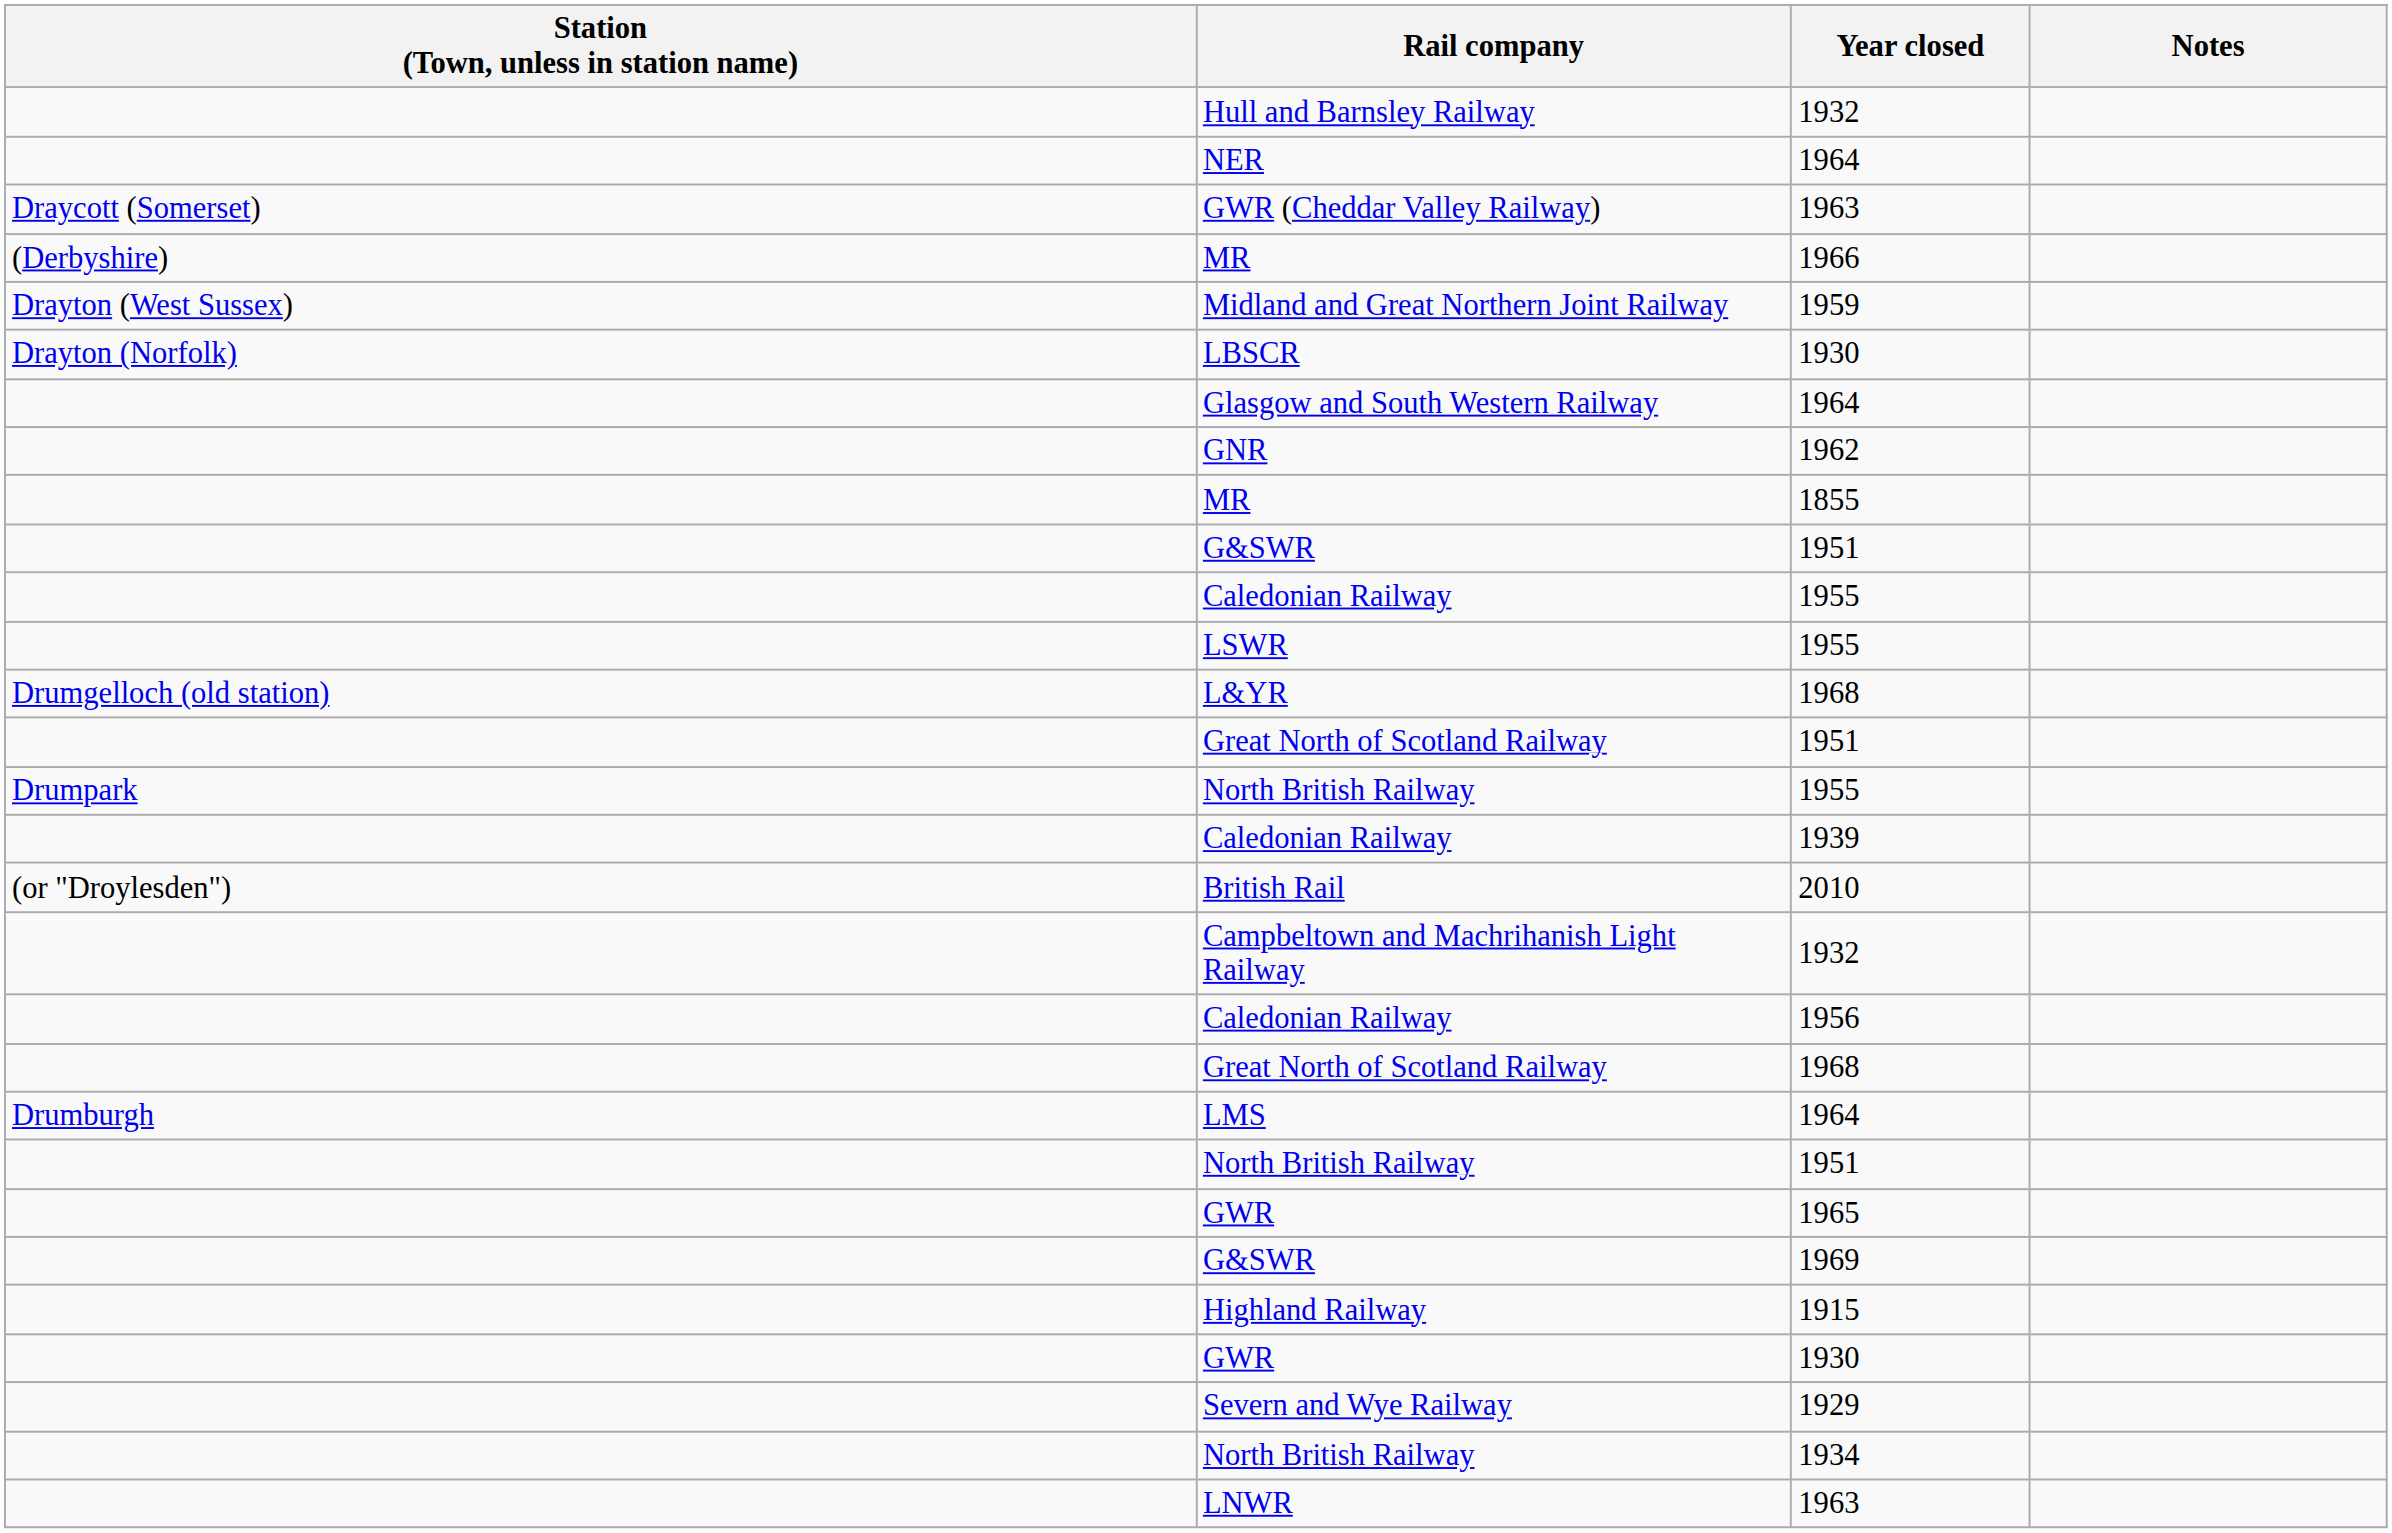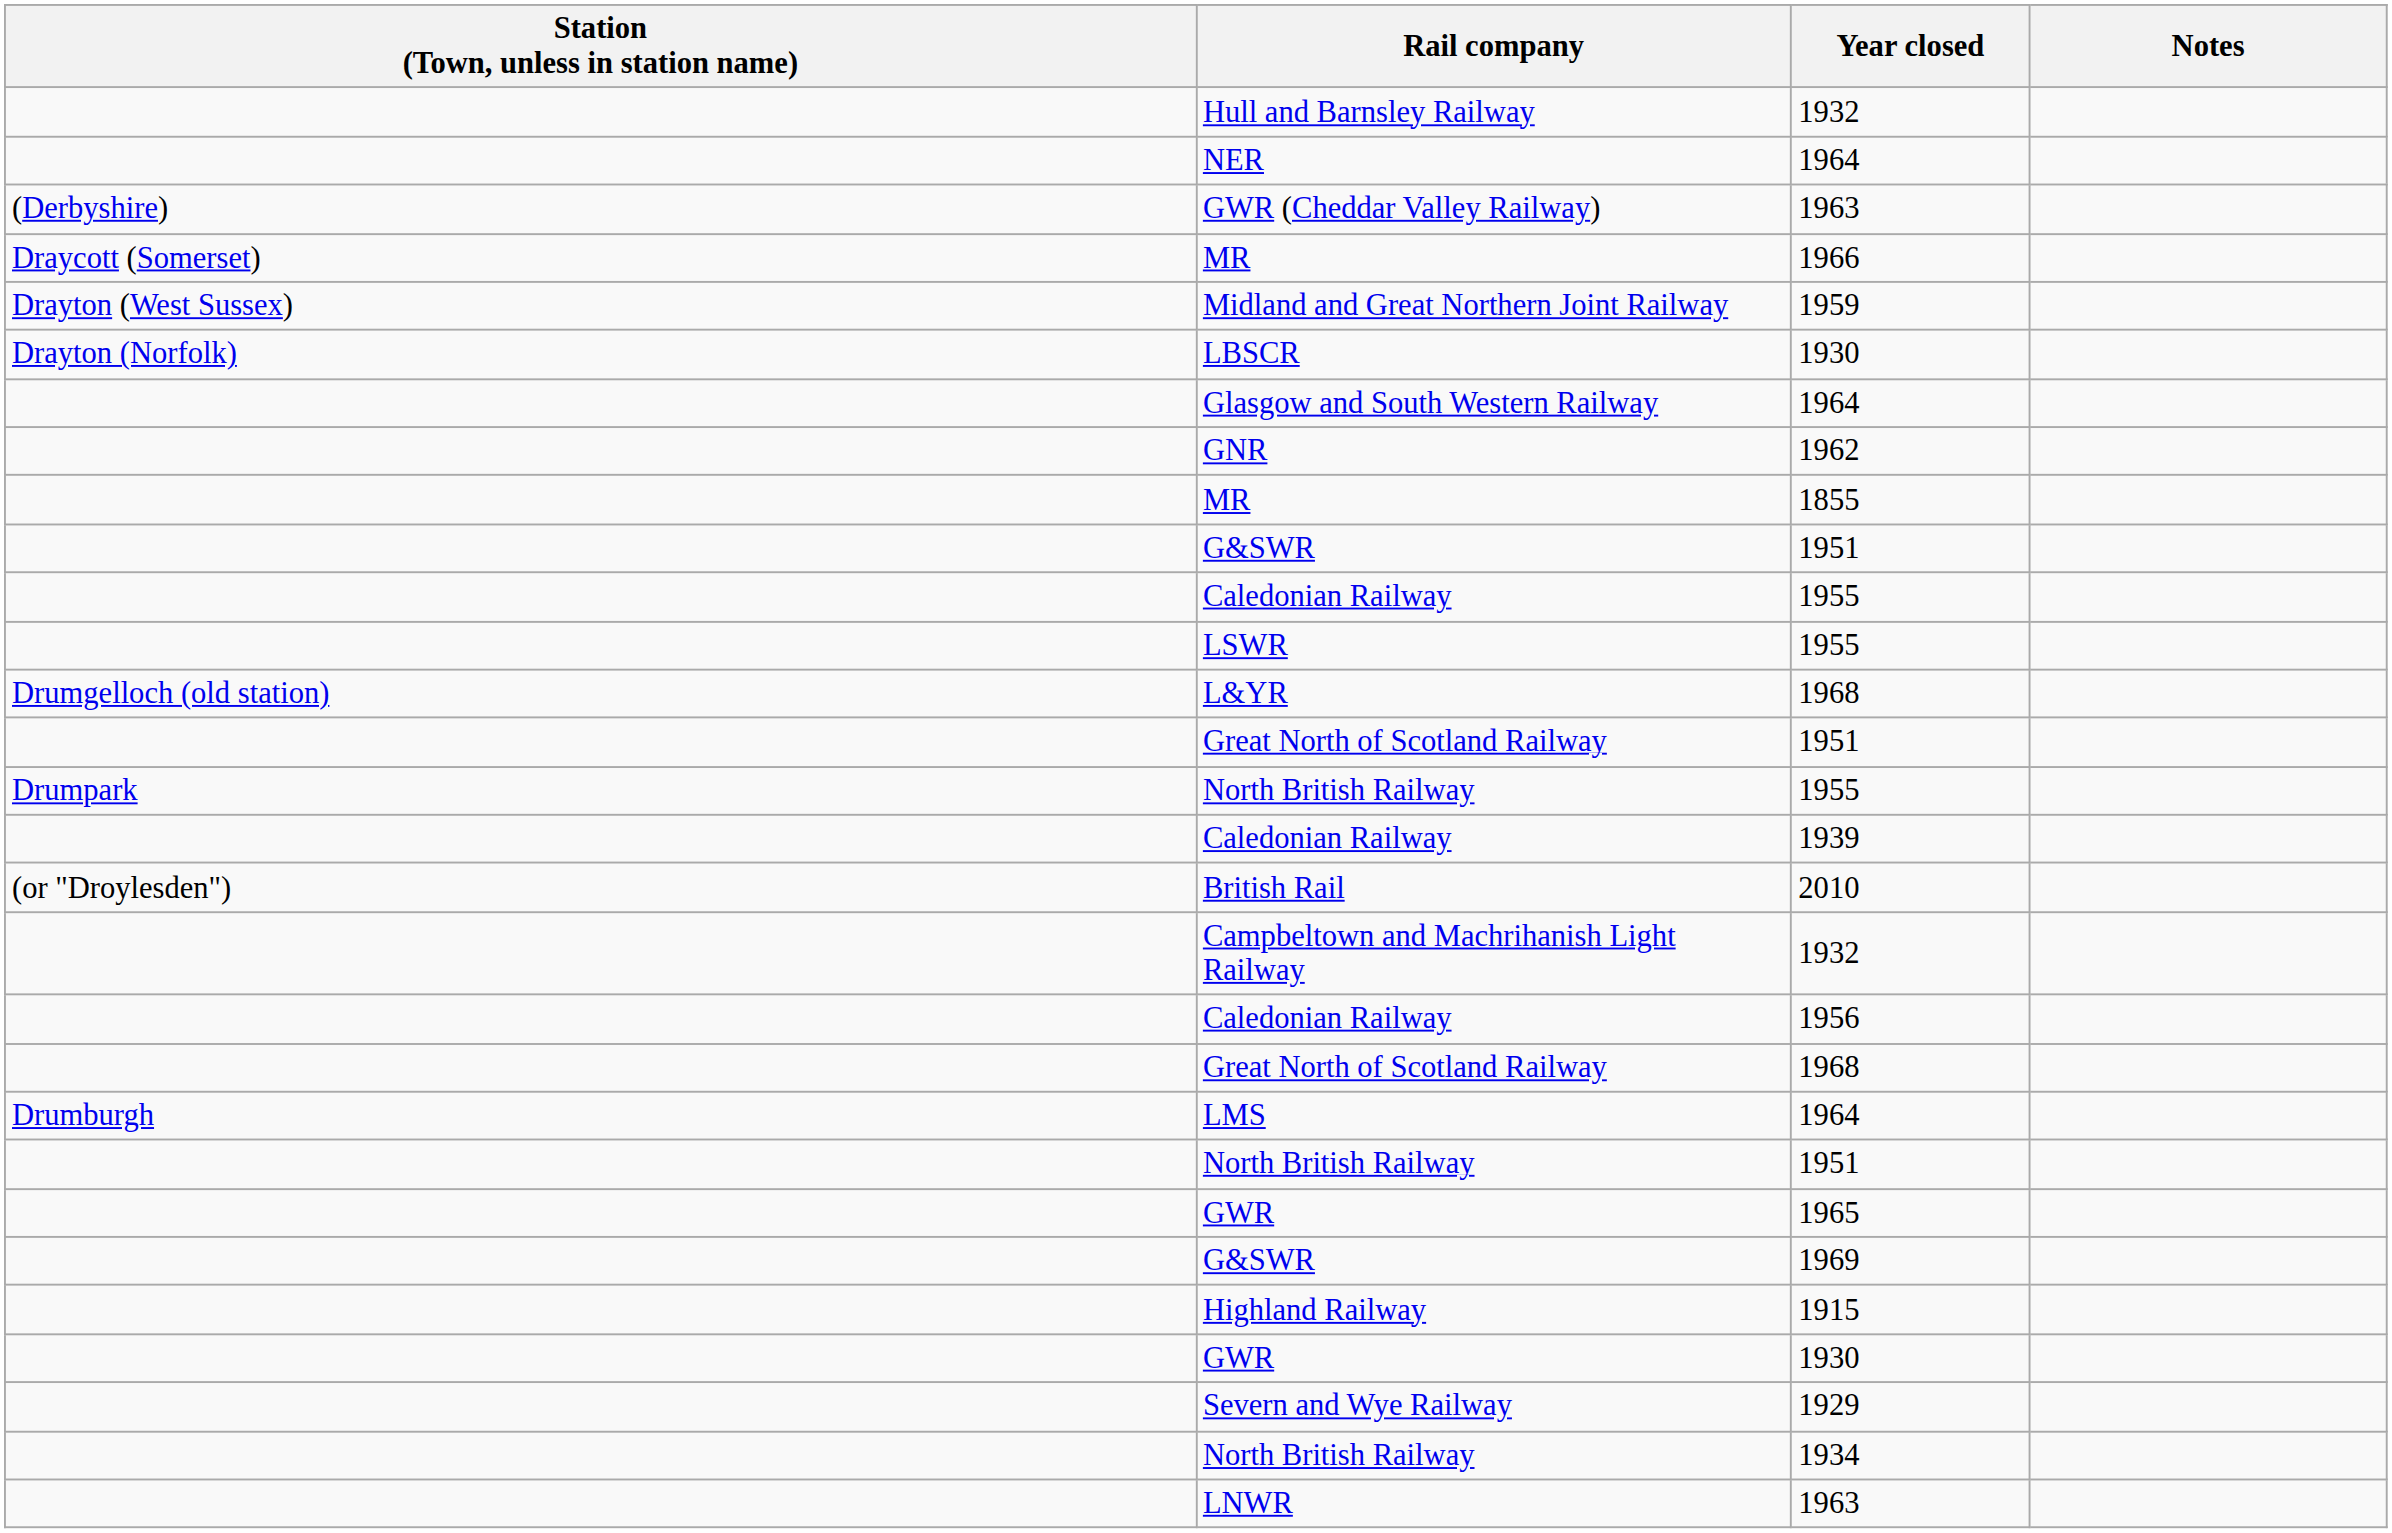(136, 208) Draycott (Somerset) -> (90, 208) (Derbyshire)
(90, 256) (Derbyshire) -> (136, 256) Draycott (Somerset)
